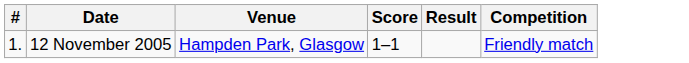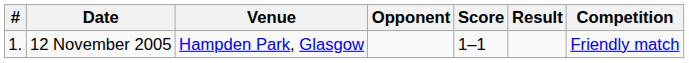+ column: (411, 17)
